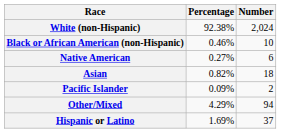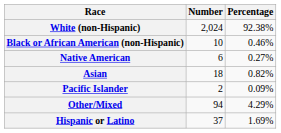columns swapped: (256, 12) <-> (211, 12)
